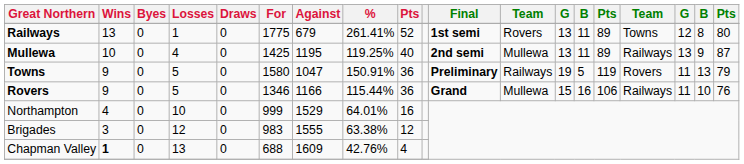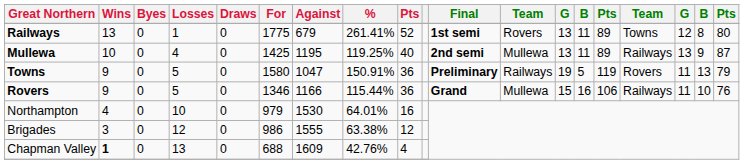(273, 110) 999 -> (273, 110) 979
(309, 110) 1529 -> (309, 110) 1530
(273, 129) 983 -> (273, 129) 986
